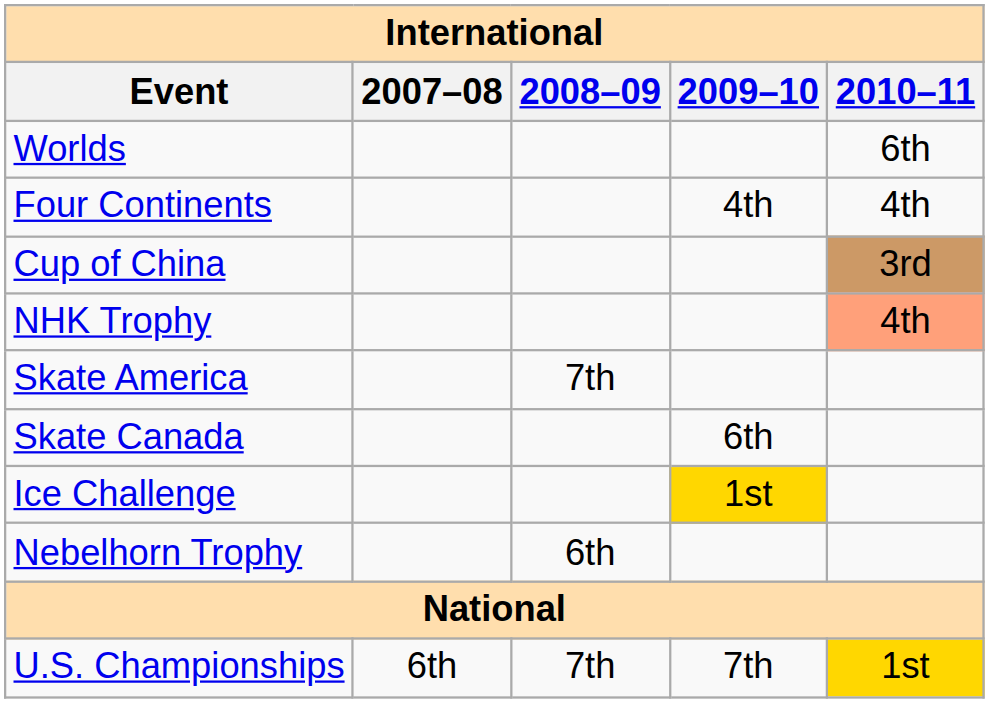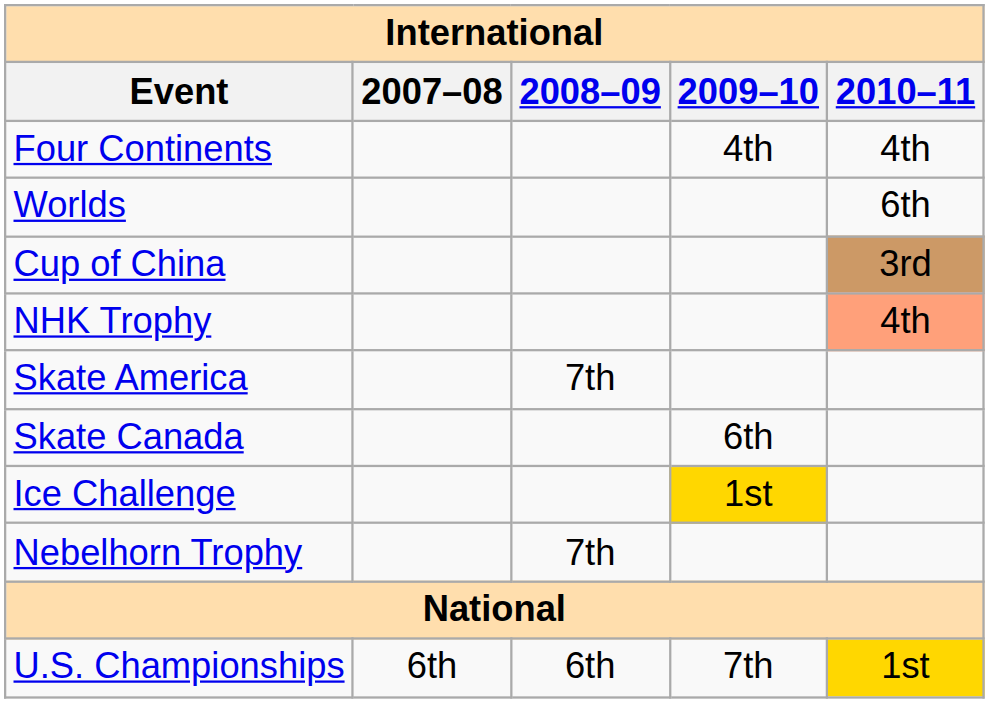rows swapped: (70, 148) <-> (143, 206)
(590, 551) 6th -> (590, 551) 7th
(590, 666) 7th -> (590, 666) 6th
